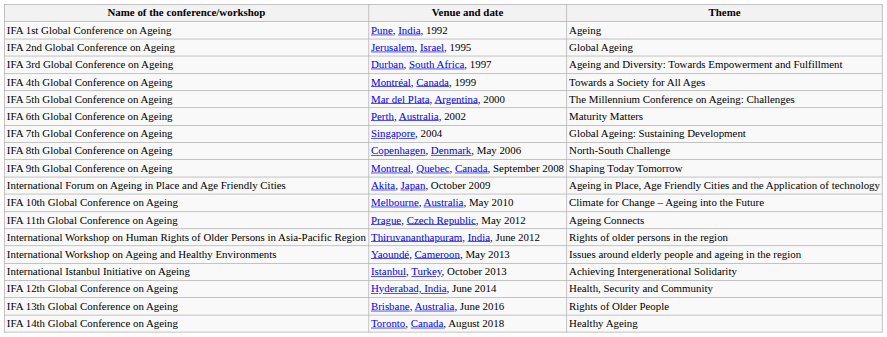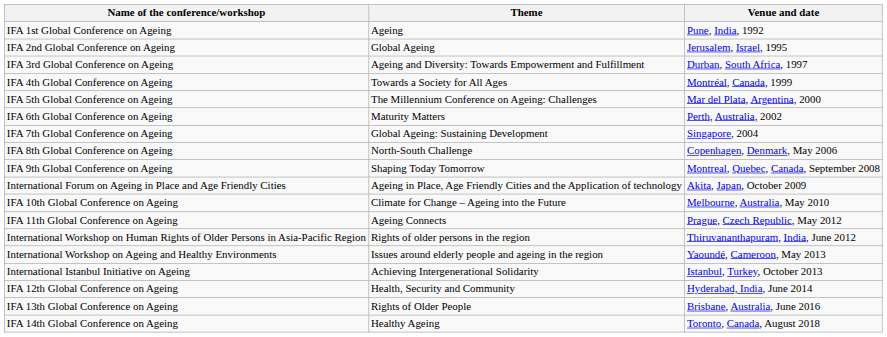columns swapped: (468, 13) <-> (725, 13)
